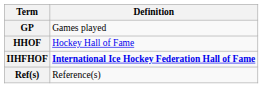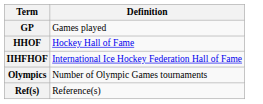(154, 59) bold -> (147, 59) normal
+ row: (27, 75)
